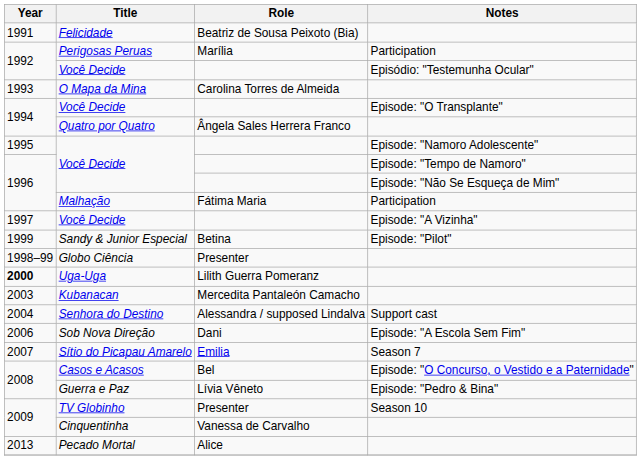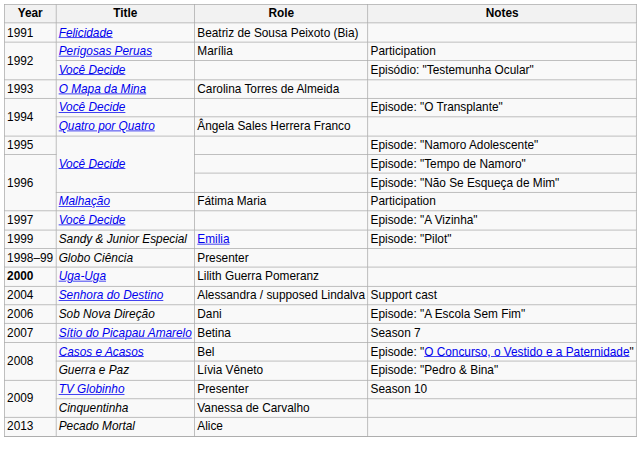(214, 239) Betina -> (213, 239) Emilia
- row: (89, 295)
(213, 351) Emilia -> (214, 333) Betina
